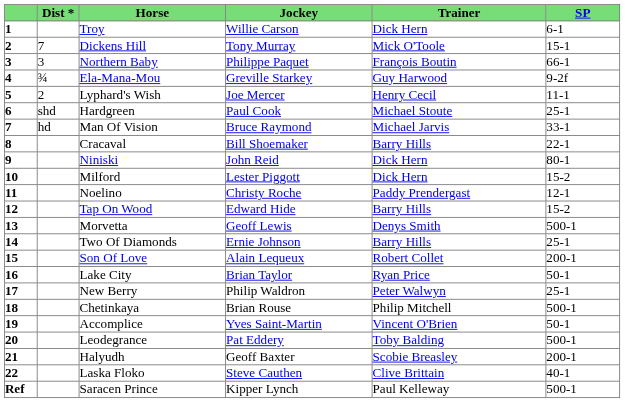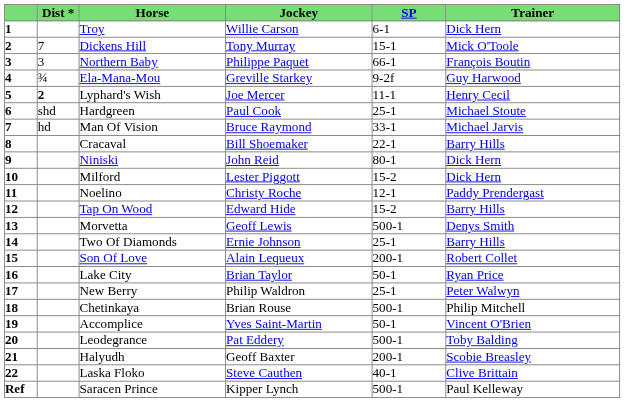columns swapped: (459, 12) <-> (583, 12)
(41, 94) normal -> (41, 94) bold
